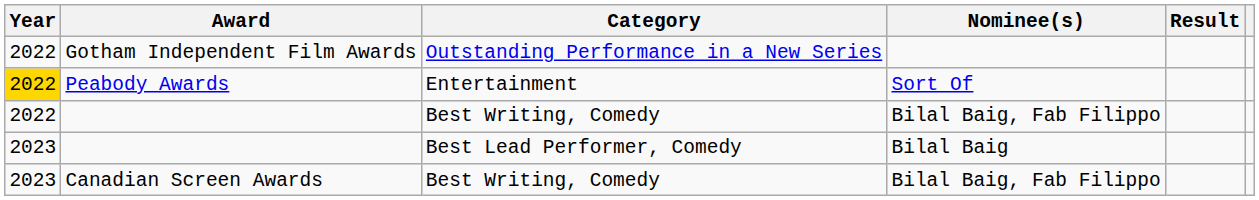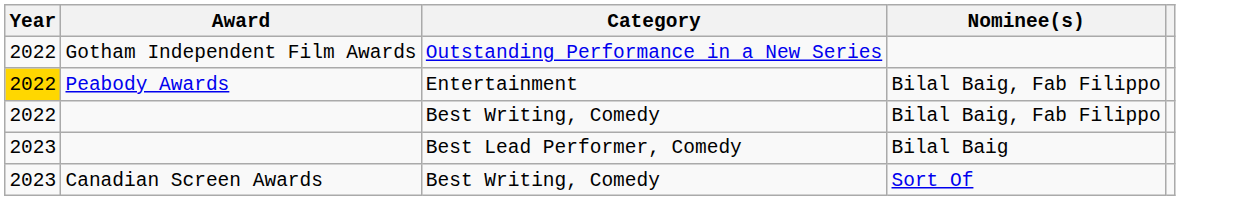- column: (1205, 21)
(932, 84) Sort Of -> (1026, 84) Bilal Baig, Fab Filippo
(1026, 180) Bilal Baig, Fab Filippo -> (932, 180) Sort Of
